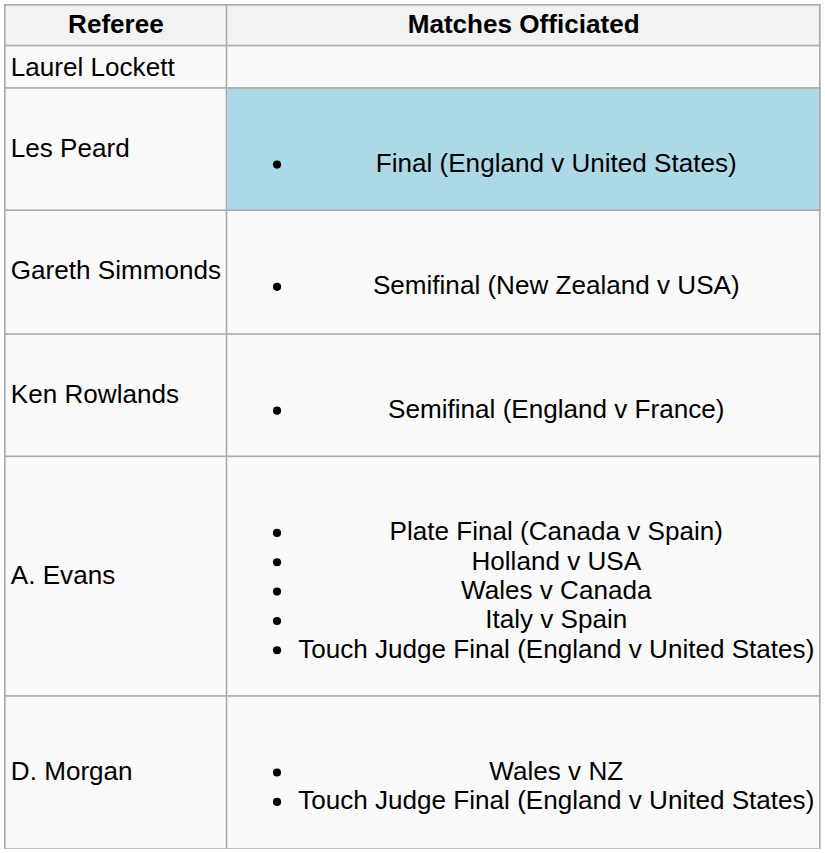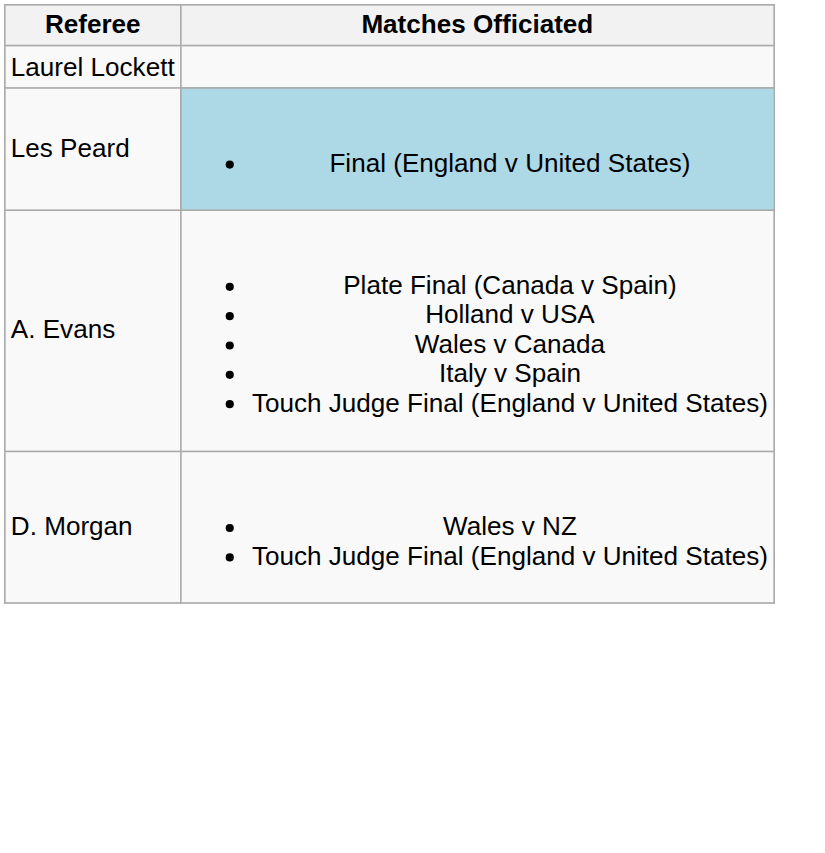- row: (116, 271)
- row: (95, 394)
